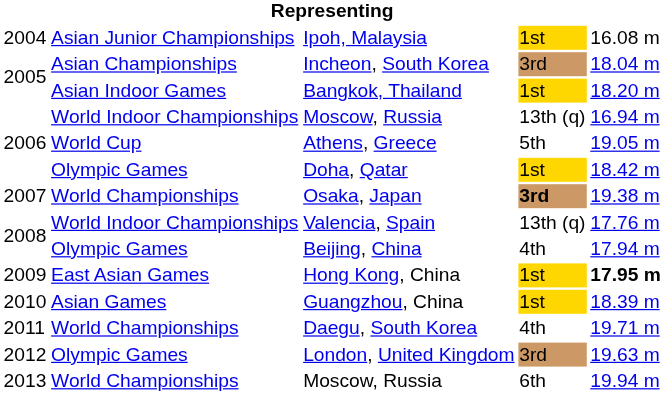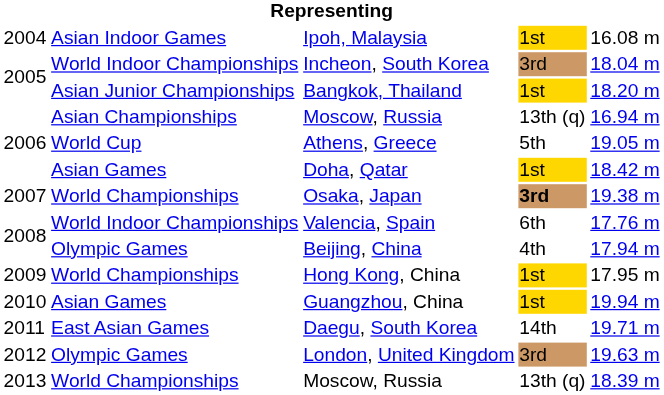(173, 37) Asian Junior Championships -> (139, 37) Asian Indoor Games
(144, 64) Asian Championships -> (175, 64) World Indoor Championships
(139, 90) Asian Indoor Games -> (173, 90) Asian Junior Championships
(175, 116) World Indoor Championships -> (144, 116) Asian Championships
(119, 169) Olympic Games -> (109, 169) Asian Games
(552, 222) 13th (q) -> (533, 222) 6th
(130, 275) East Asian Games -> (145, 275) World Championships
(626, 275) bold -> (625, 275) normal
(625, 301) 18.39 m -> (625, 301) 19.94 m
(145, 328) World Championships -> (130, 328) East Asian Games
(533, 328) 4th -> (538, 328) 14th
(533, 380) 6th -> (552, 380) 13th (q)
(625, 380) 19.94 m -> (625, 380) 18.39 m
